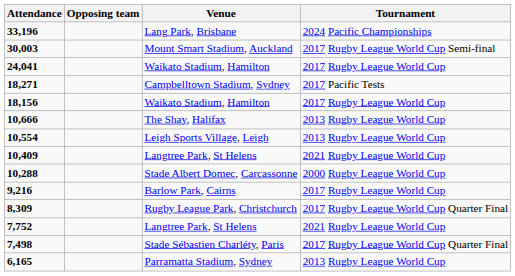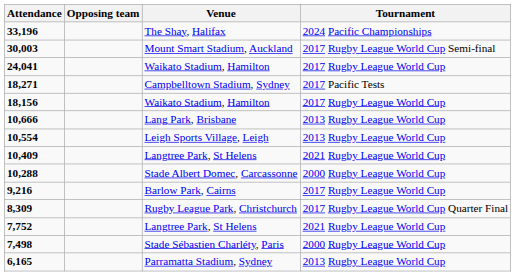(190, 31) Lang Park, Brisbane -> (185, 31) The Shay, Halifax
(185, 119) The Shay, Halifax -> (190, 119) Lang Park, Brisbane
(405, 244) 2017 Rugby League World Cup Quarter Final -> (374, 244) 2000 Rugby League World Cup
